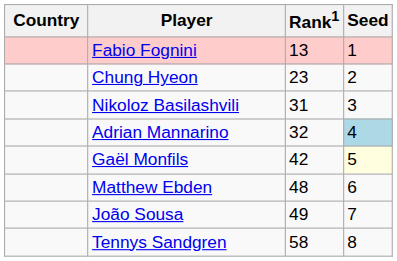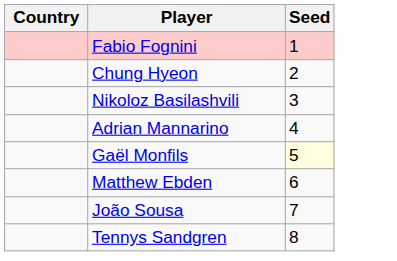- column: (314, 20)
(352, 132) lightblue background -> (294, 127) no background
